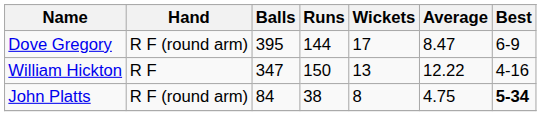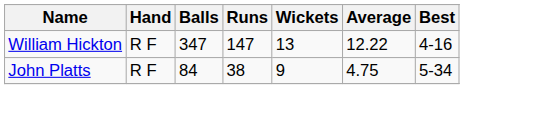- row: (60, 44)
(317, 70) 150 -> (240, 44) 147
(189, 96) R F (round arm) -> (143, 70) R F
(357, 96) 8 -> (280, 70) 9
(512, 96) bold -> (436, 70) normal
